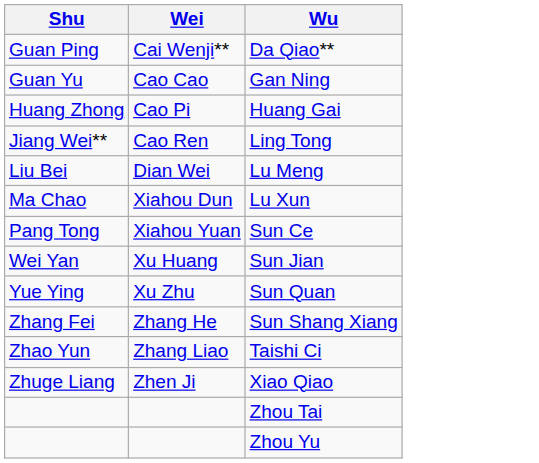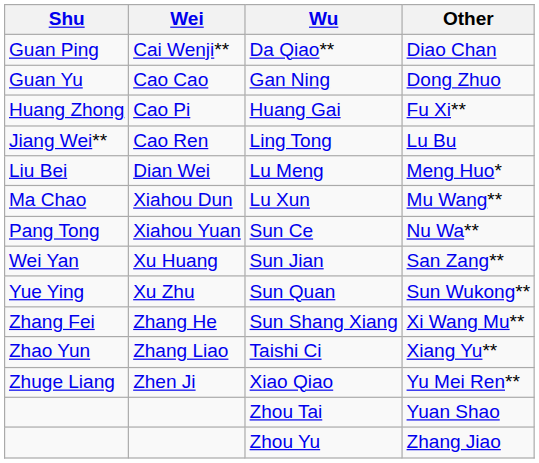+ column: (468, 19)
